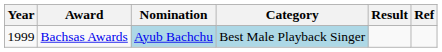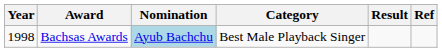(21, 36) 1999 -> (21, 36) 1998
(292, 36) lightblue background -> (292, 36) no background
